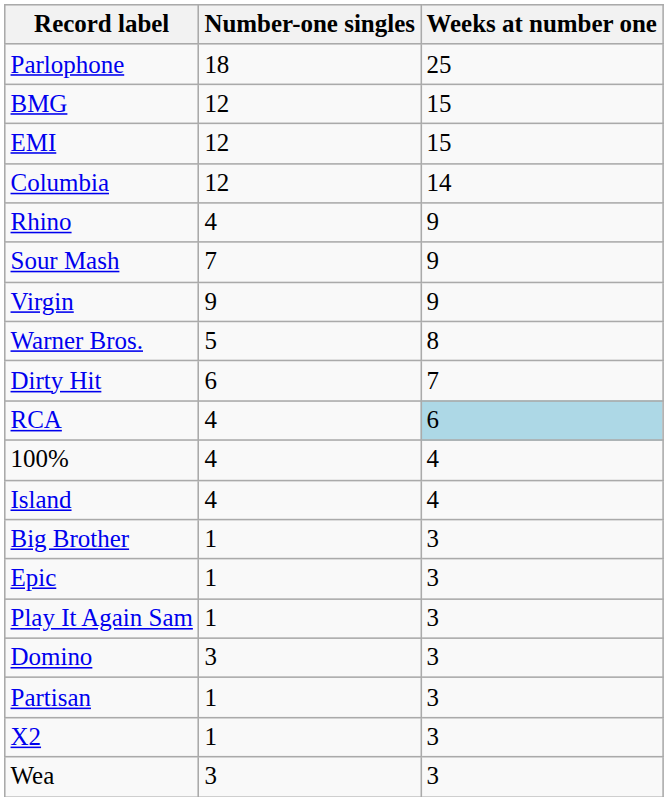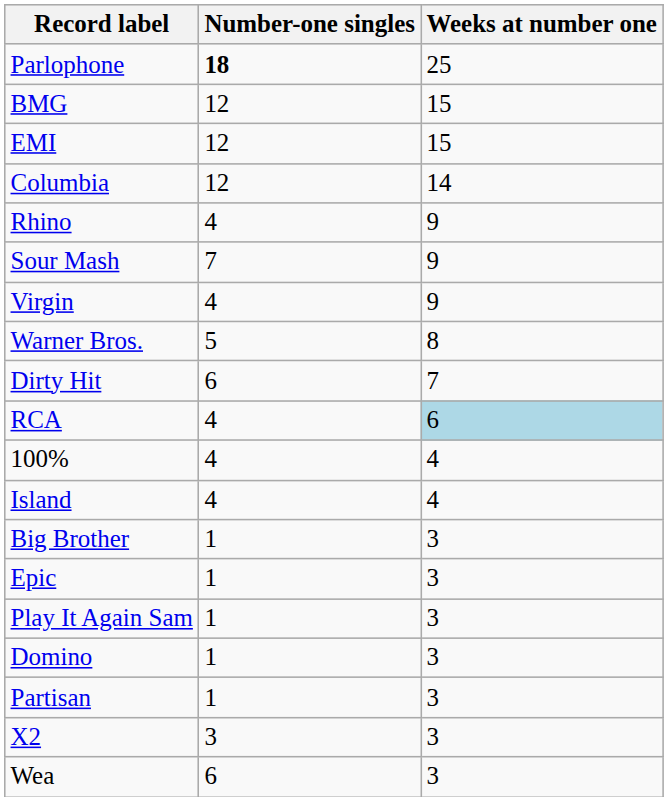(217, 63) normal -> (217, 63) bold
(211, 301) 9 -> (211, 301) 4
(211, 657) 3 -> (211, 657) 1
(211, 736) 1 -> (211, 736) 3
(211, 776) 3 -> (211, 776) 6
